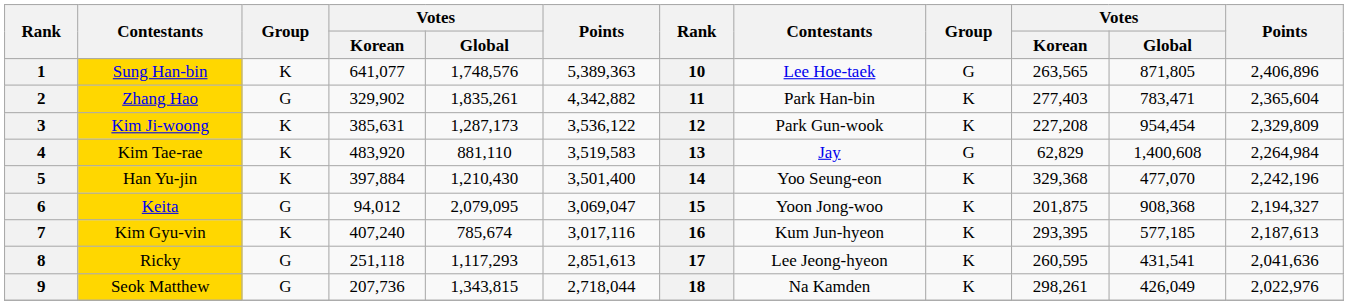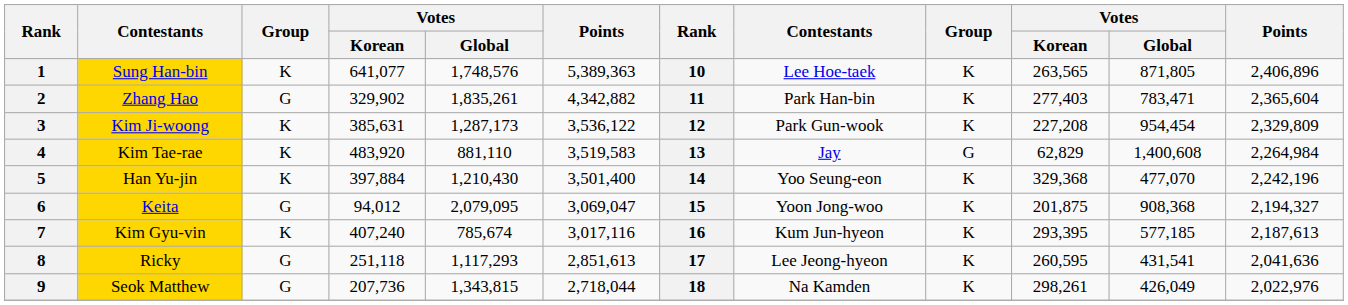(969, 71) G -> (969, 71) K
